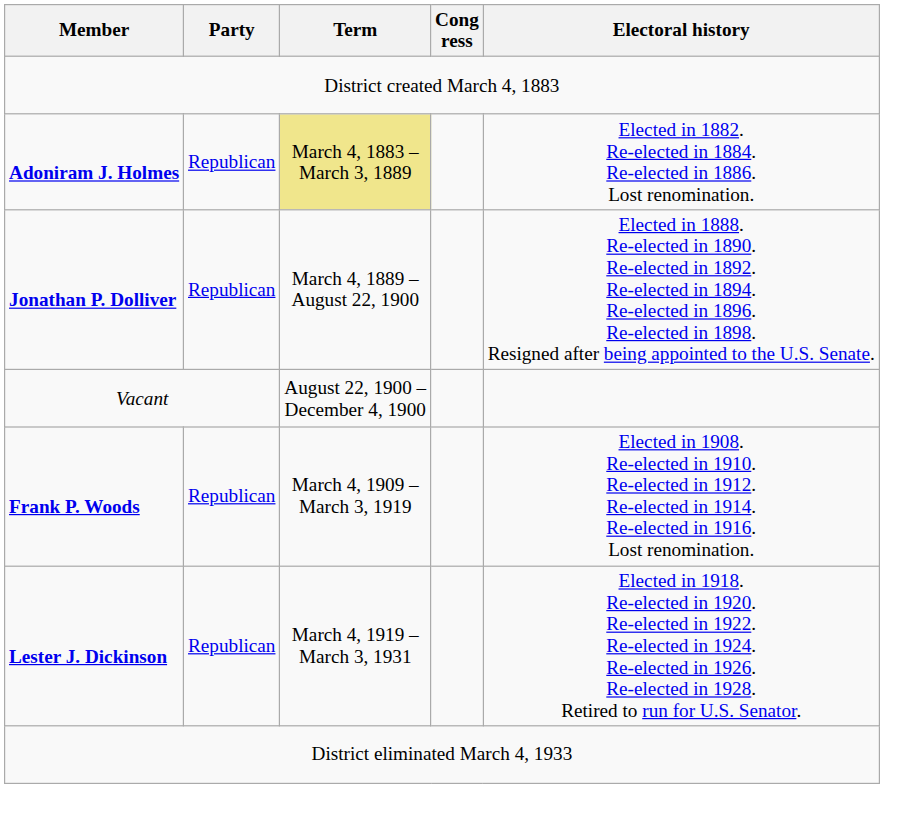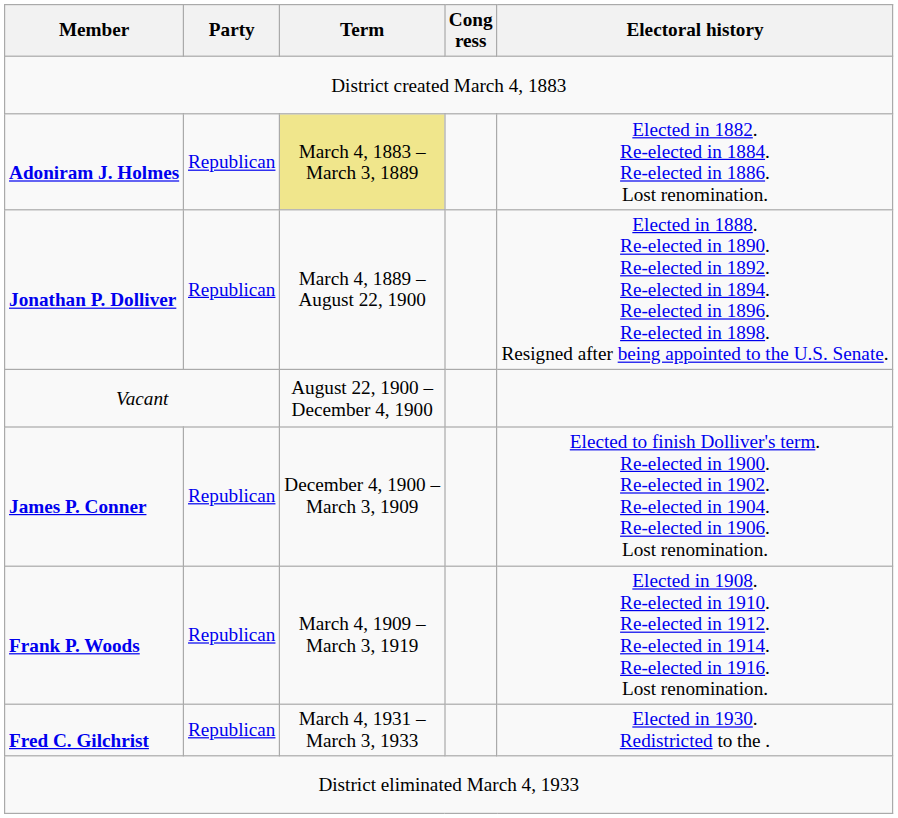+ row: (78, 507)
- row: (88, 656)
+ row: (79, 740)
